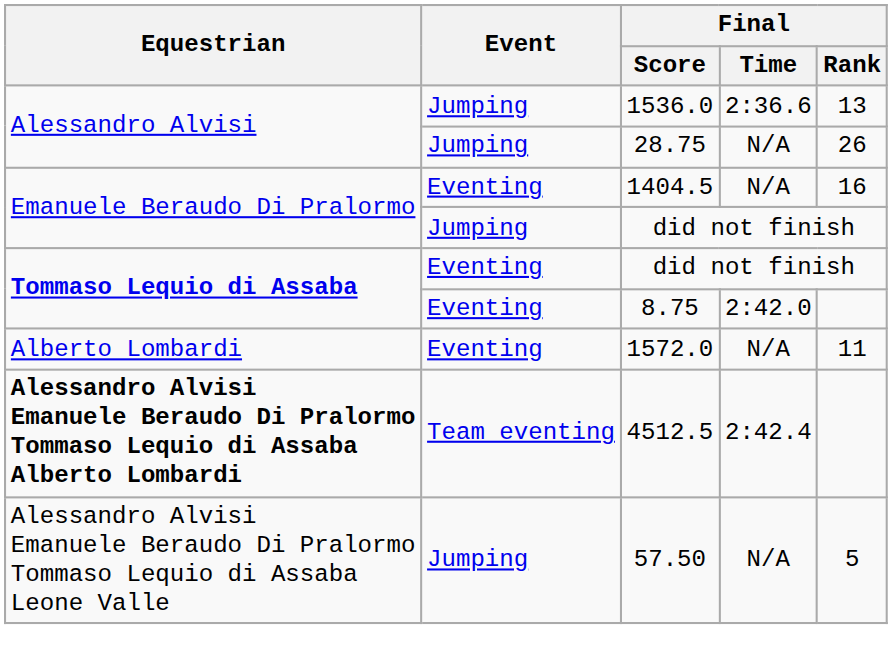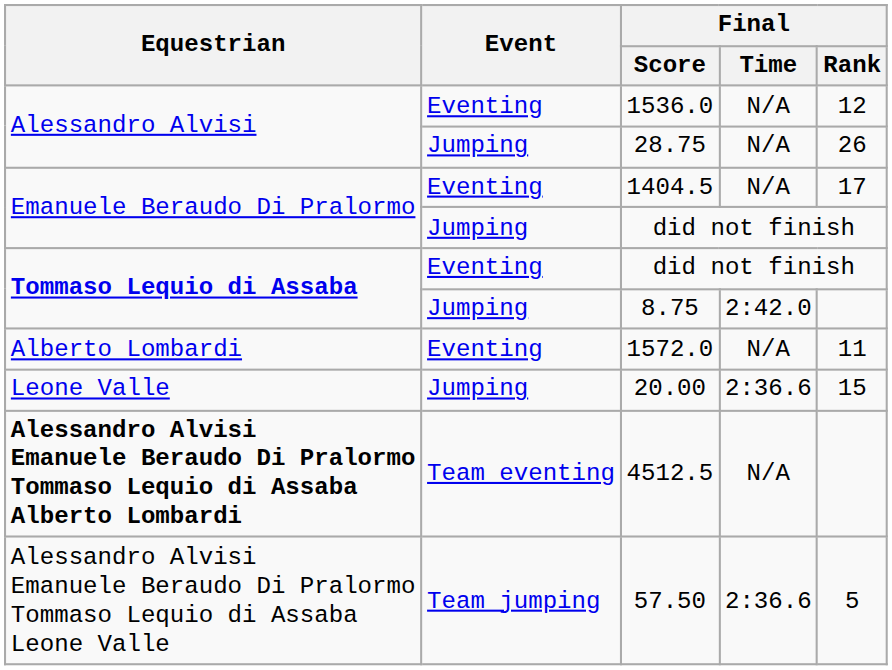(478, 106) Jumping -> (485, 106) Eventing
(768, 106) 2:36.6 -> (768, 106) N/A
(852, 106) 13 -> (852, 106) 12
(852, 187) 16 -> (852, 187) 17
(485, 308) Eventing -> (478, 308) Jumping
+ row: (90, 389)
(768, 433) 2:42.4 -> (768, 473) N/A
(478, 560) Jumping -> (514, 600) Team jumping
(768, 560) N/A -> (768, 600) 2:36.6
